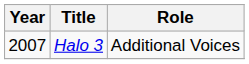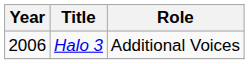(27, 44) 2007 -> (27, 44) 2006
